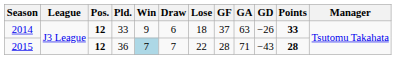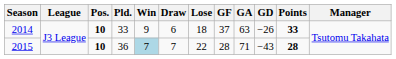(100, 29) 12 -> (100, 29) 10
(100, 46) 12 -> (100, 46) 10
